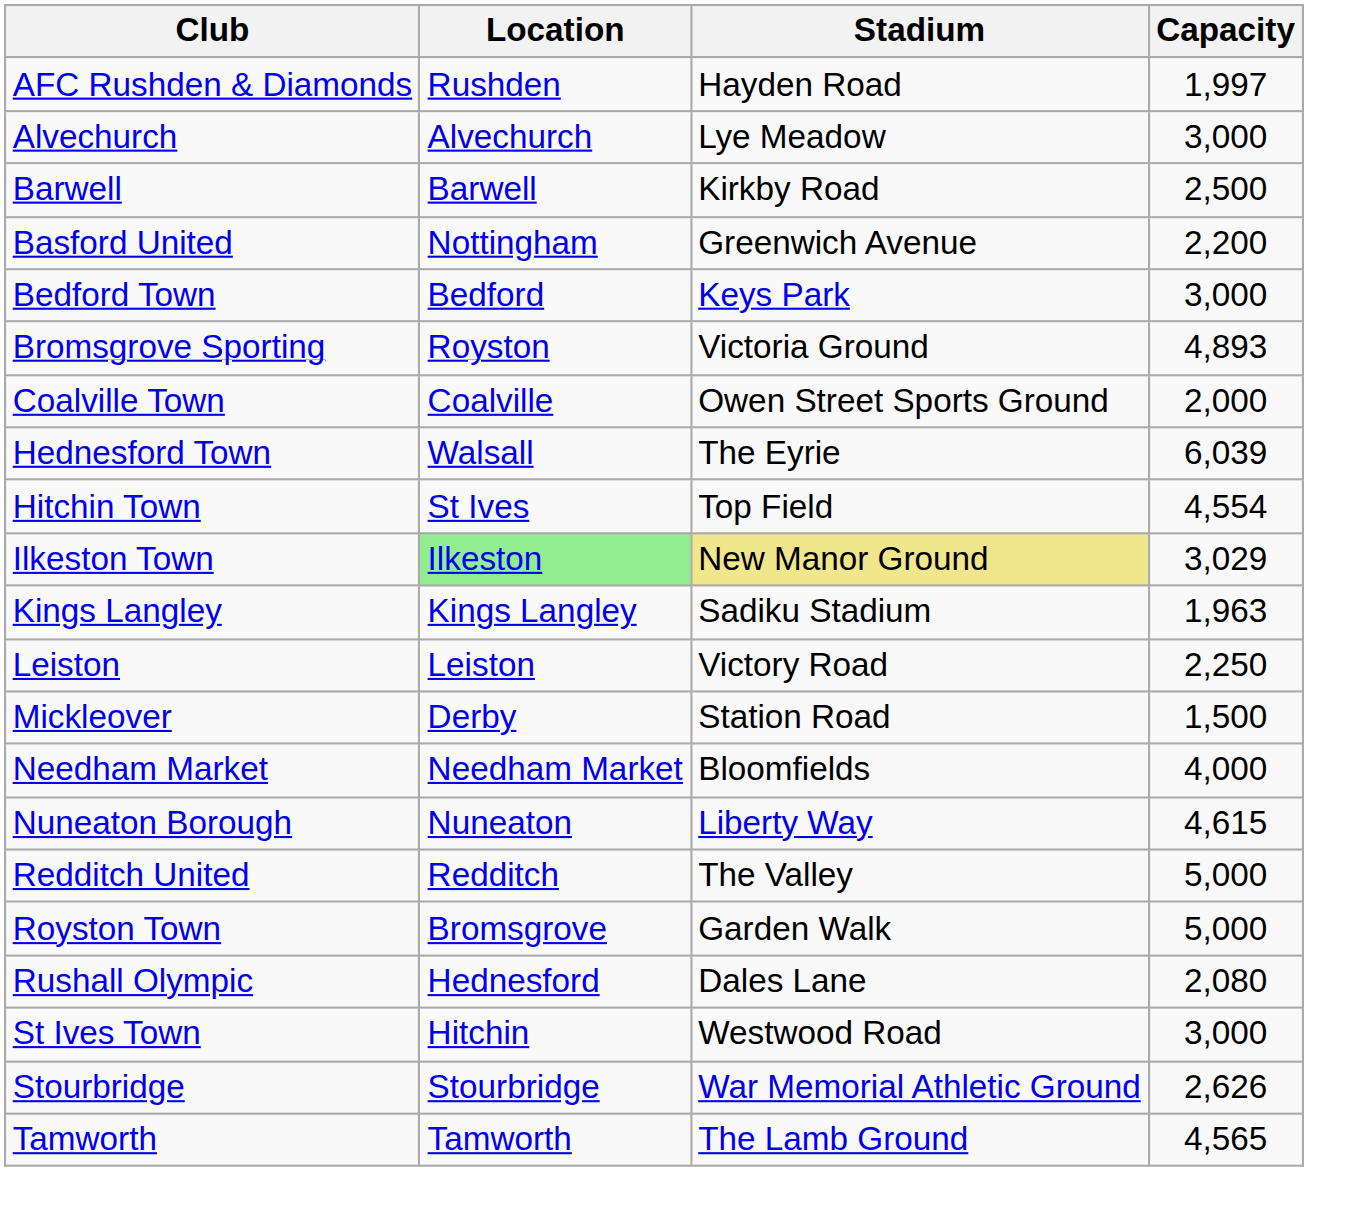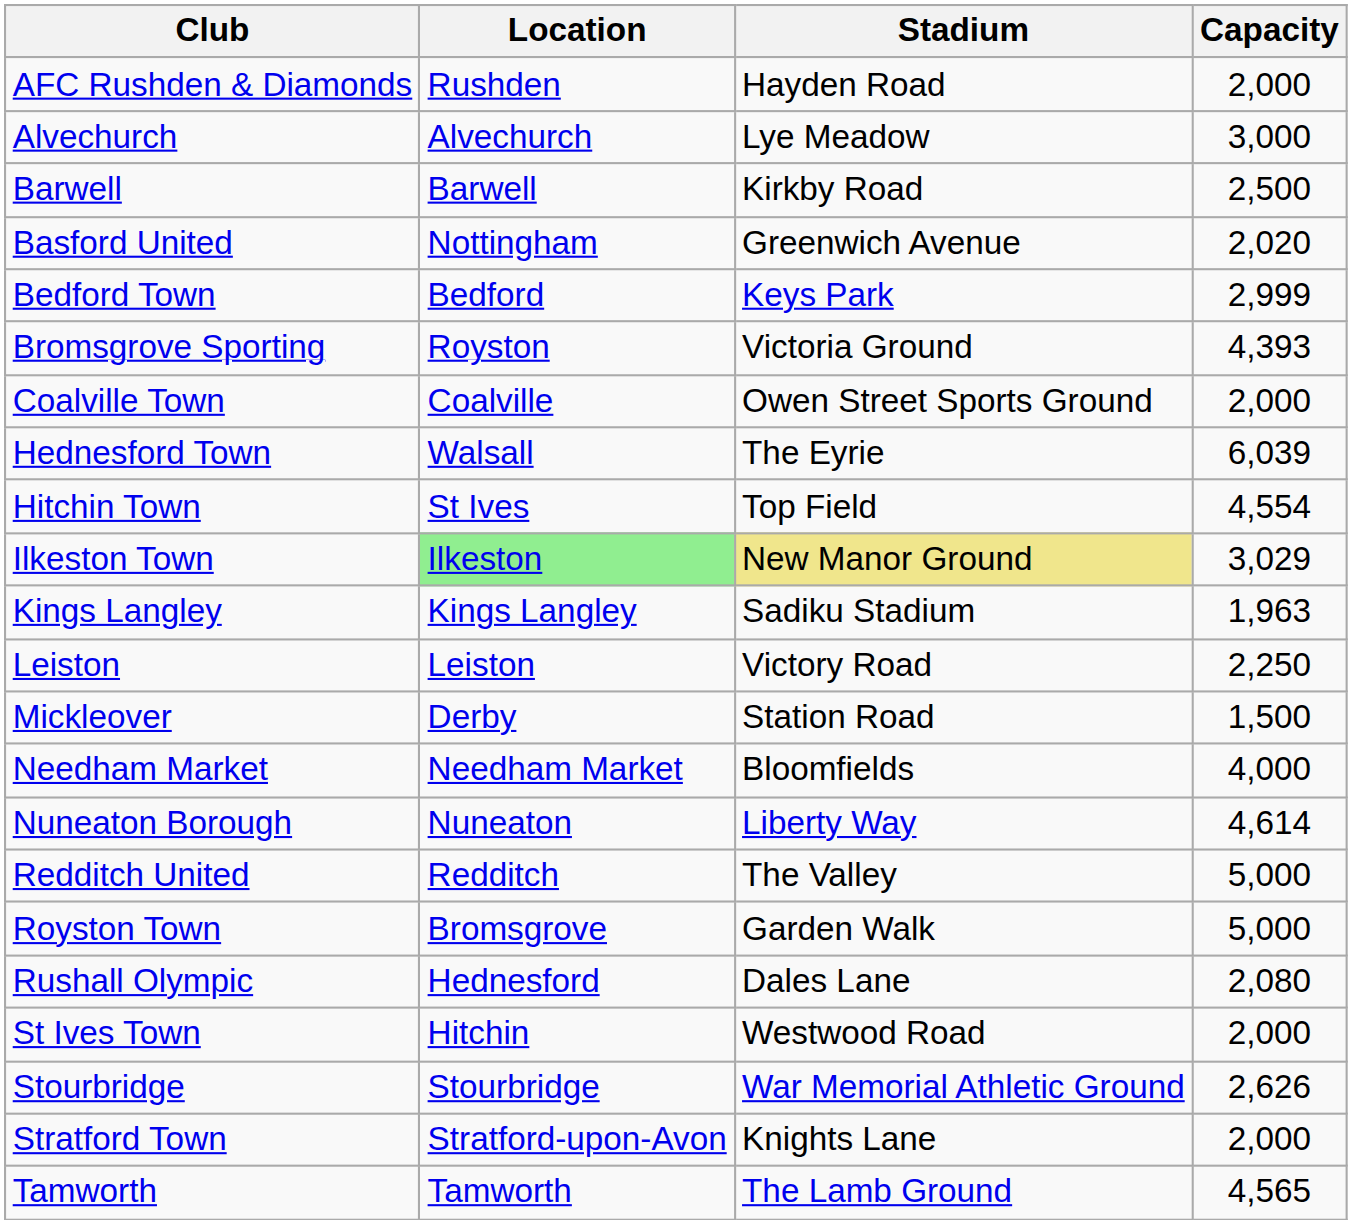(1226, 83) 1,997 -> (1269, 83) 2,000
(1226, 242) 2,200 -> (1269, 242) 2,020
(1226, 294) 3,000 -> (1269, 294) 2,999
(1226, 347) 4,893 -> (1269, 347) 4,393
(1226, 822) 4,615 -> (1269, 822) 4,614
(1226, 1033) 3,000 -> (1269, 1033) 2,000
+ row: (120, 1139)
